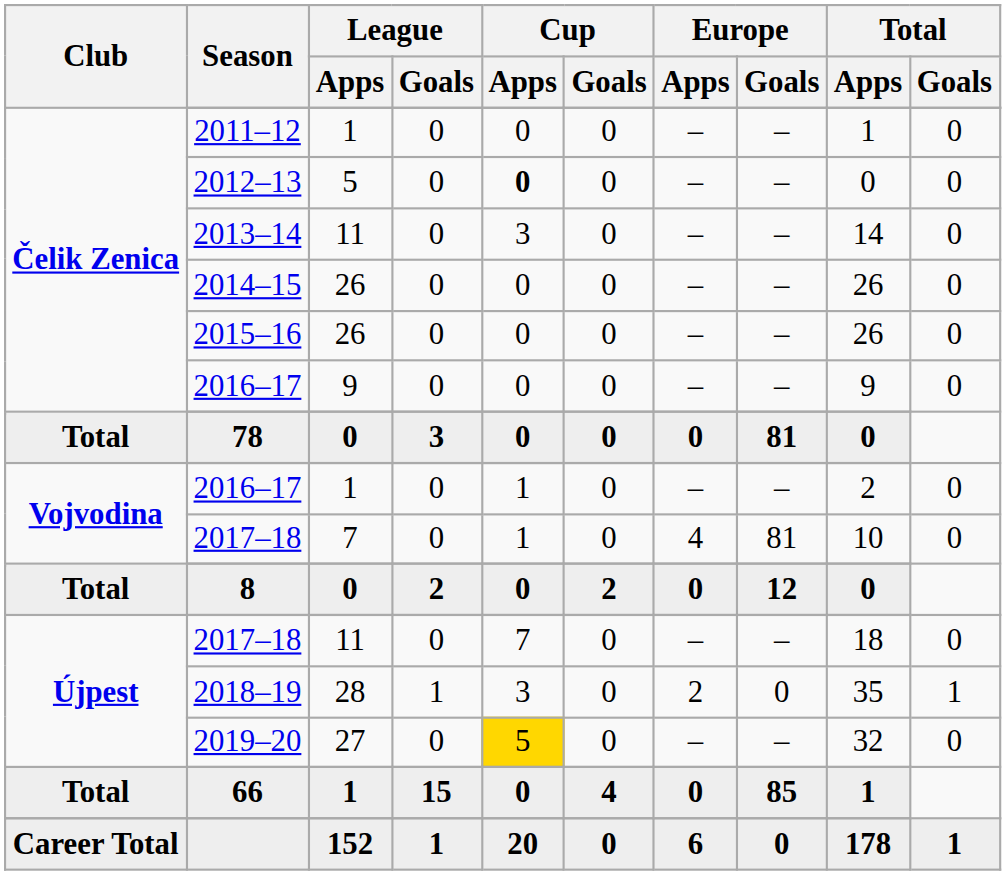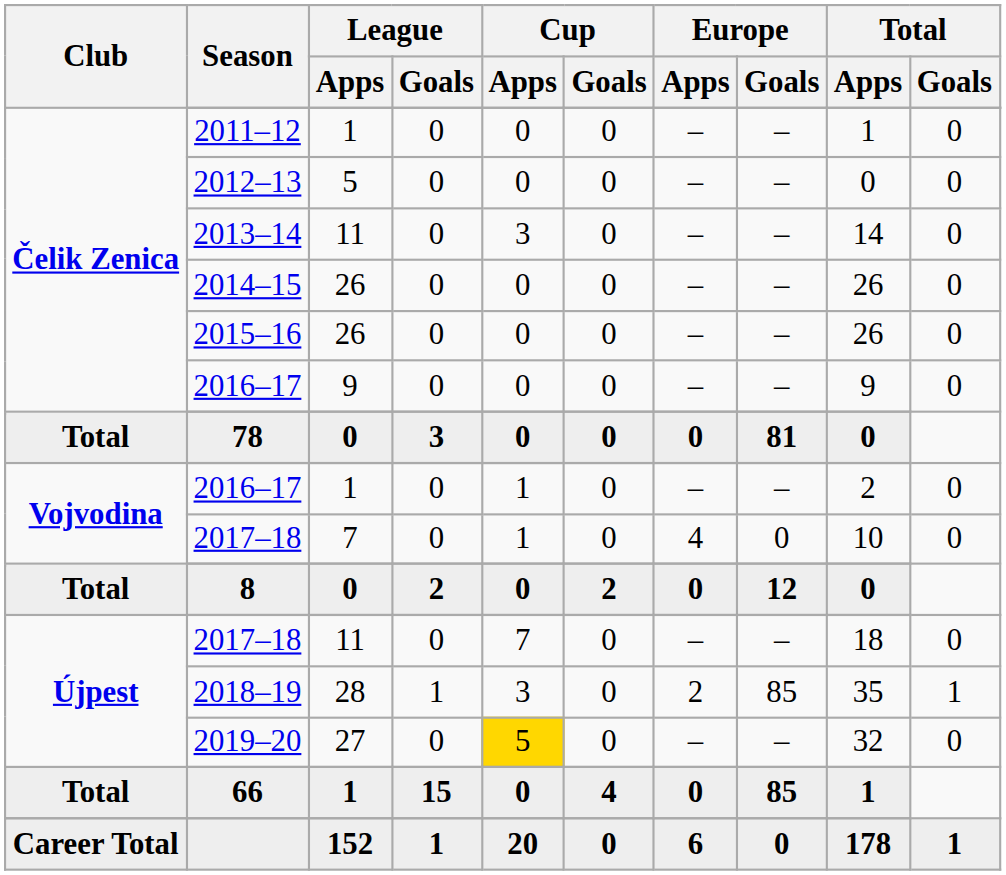(523, 182) bold -> (523, 182) normal
(782, 538) 81 -> (782, 538) 0
(782, 691) 0 -> (782, 691) 85
